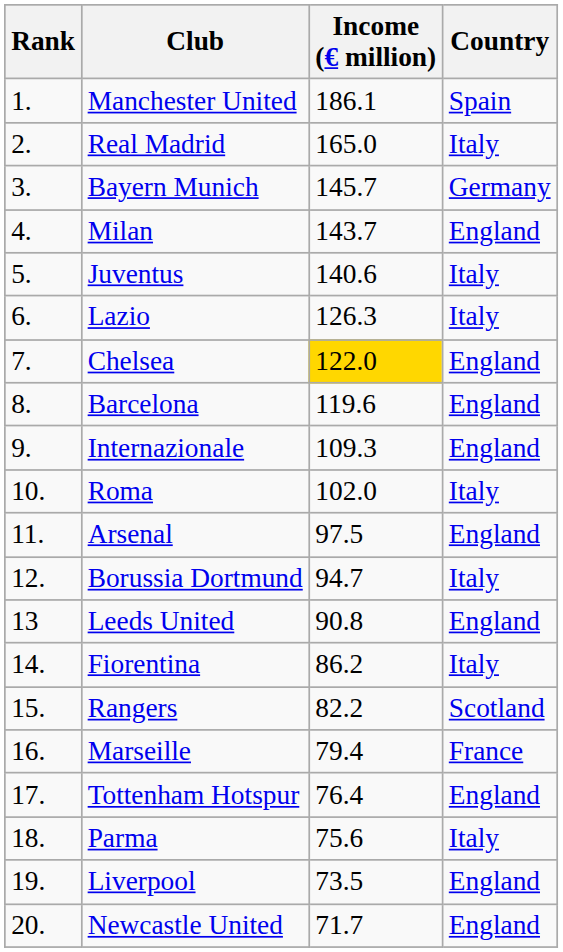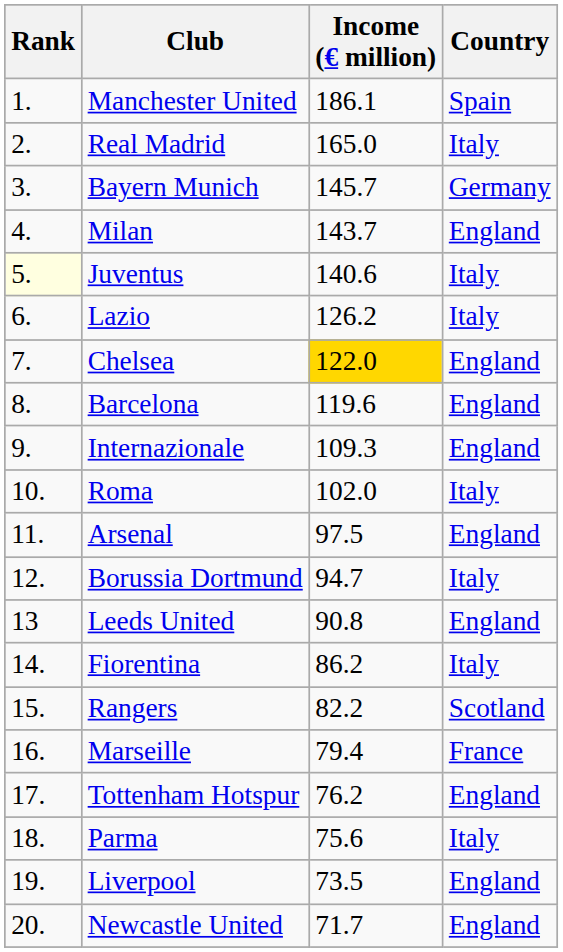(21, 273) no background -> (21, 273) lightyellow background
(346, 317) 126.3 -> (346, 317) 126.2
(339, 794) 76.4 -> (339, 794) 76.2
